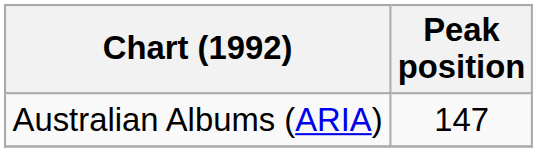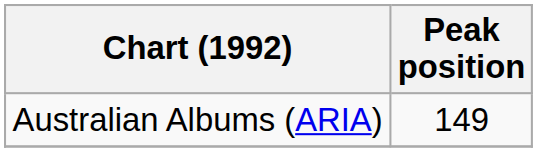(462, 119) 147 -> (462, 119) 149
